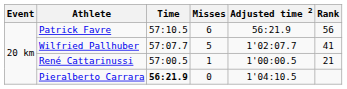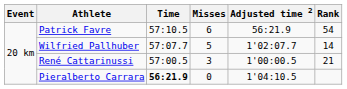(328, 30) 56 -> (328, 30) 54
(328, 45) 41 -> (328, 45) 14
(209, 61) 1 -> (209, 61) 3
